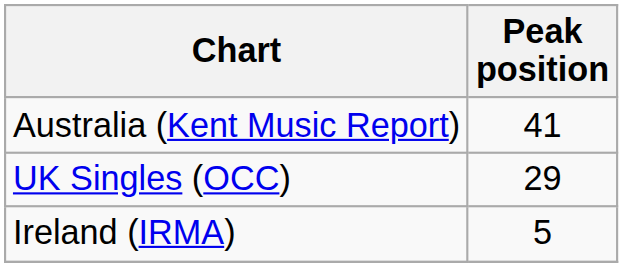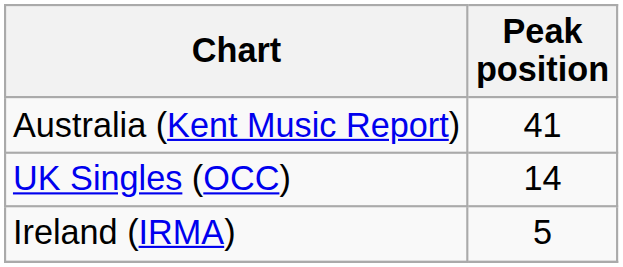(542, 178) 29 -> (542, 178) 14
